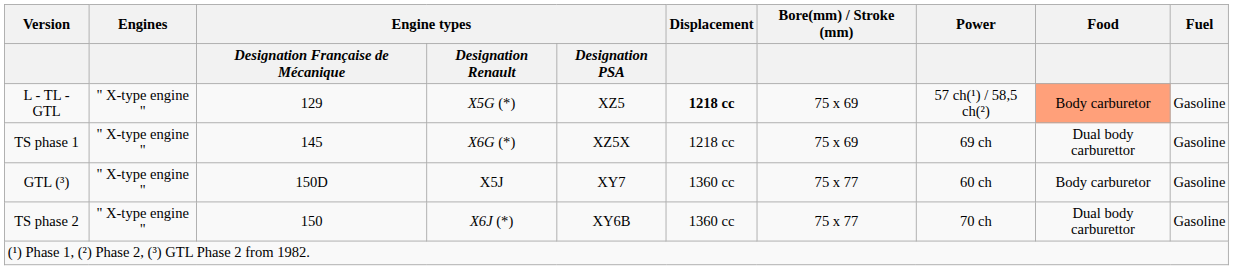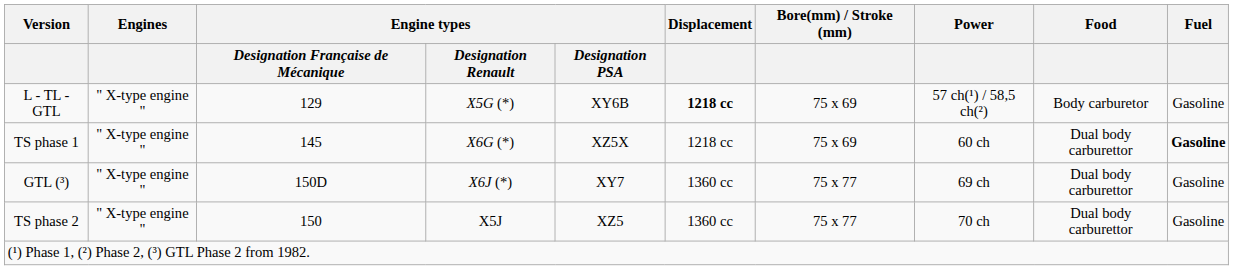(611, 103) XZ5 -> (610, 103) XY6B
(1103, 103) lightsalmon background -> (1101, 103) no background
(976, 142) 69 ch -> (974, 142) 60 ch
(1199, 142) normal -> (1198, 142) bold
(492, 182) X5J -> (490, 182) X6J (*)
(976, 182) 60 ch -> (974, 182) 69 ch
(1103, 182) Body carburetor -> (1101, 182) Dual body carburettor
(492, 221) X6J (*) -> (490, 221) X5J
(611, 221) XY6B -> (610, 221) XZ5
